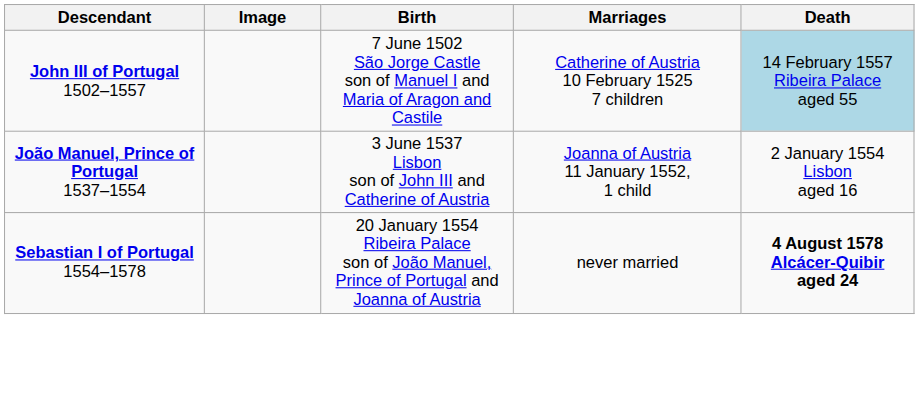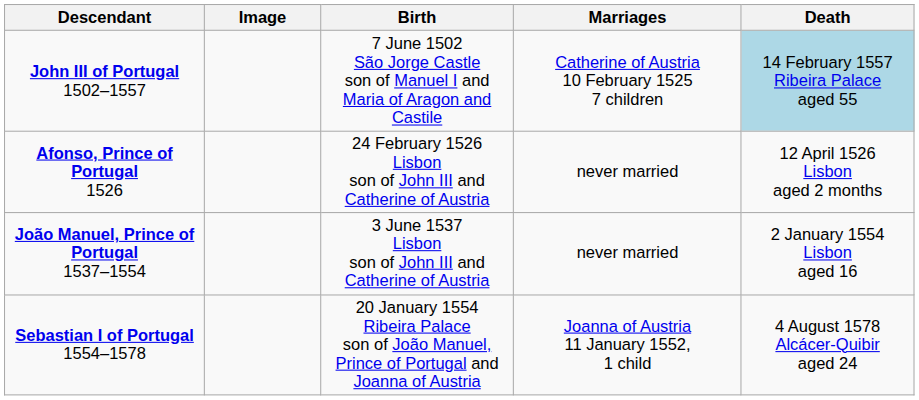+ row: (105, 171)
(628, 171) Joanna of Austria 11 January 1552, 1 child -> (628, 253) never married
(628, 262) never married -> (628, 344) Joanna of Austria 11 January 1552, 1 child
(828, 262) bold -> (828, 344) normal
